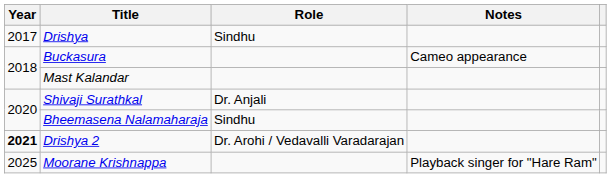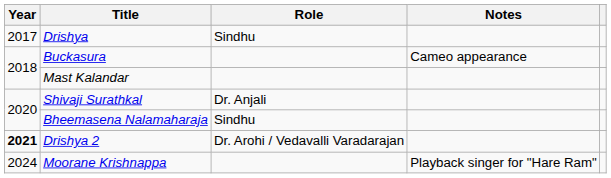(22, 162) 2025 -> (22, 162) 2024
